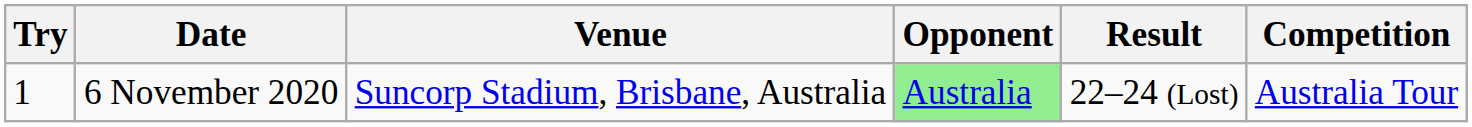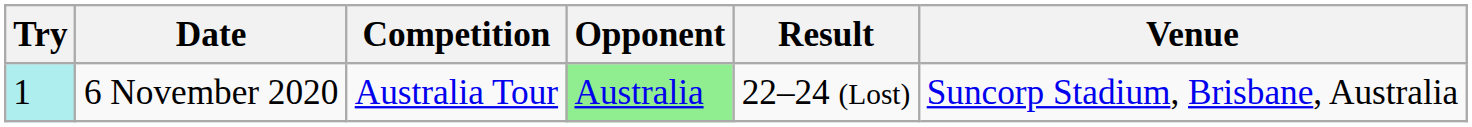columns swapped: (620, 33) <-> (1356, 33)
(22, 91) no background -> (22, 91) paleturquoise background
